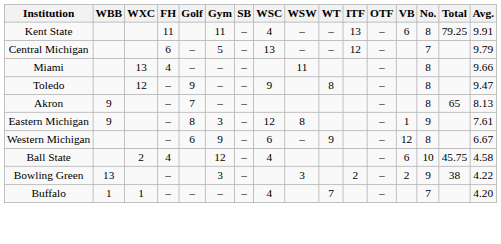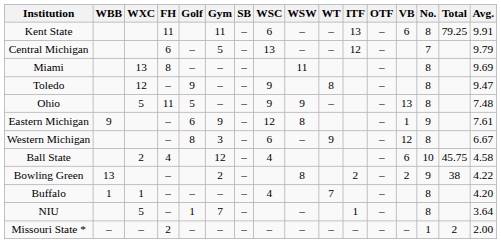(269, 31) 4 -> (269, 31) 6
(168, 67) 4 -> (168, 67) 8
(483, 67) 9.66 -> (483, 67) 9.69
- row: (49, 103)
+ row: (49, 103)
(192, 121) 8 -> (192, 121) 6
(220, 121) 3 -> (220, 121) 9
(192, 139) 6 -> (192, 139) 8
(220, 139) 9 -> (220, 139) 3
(220, 175) 3 -> (220, 175) 2
(302, 175) 3 -> (302, 175) 8
(428, 193) 7 -> (428, 193) 8
+ row: (49, 211)
+ row: (49, 229)
